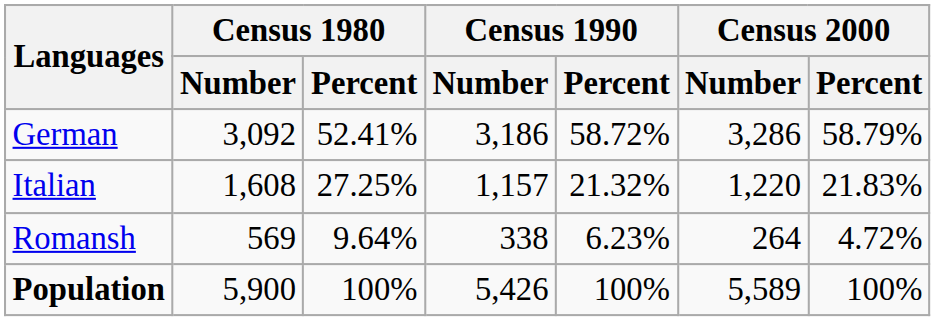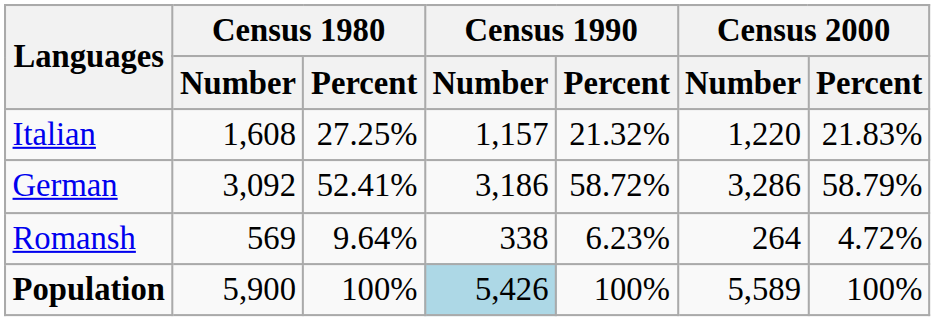rows swapped: (65, 133) <-> (54, 185)
(512, 289) no background -> (512, 289) lightblue background
